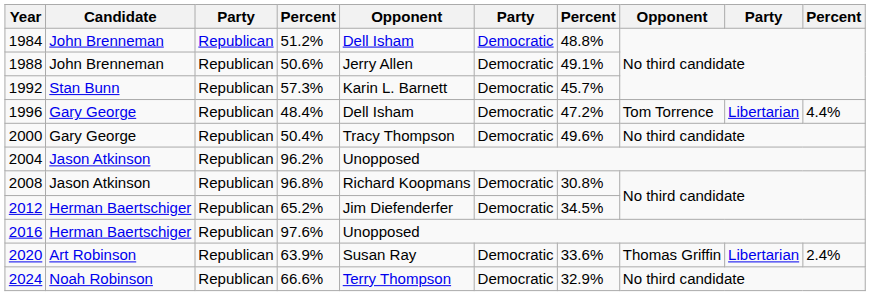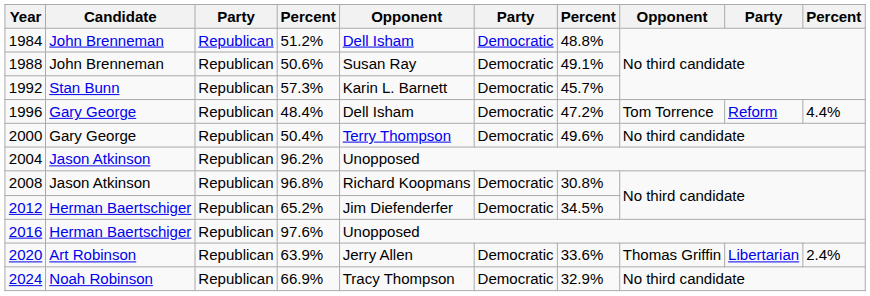(378, 64) Jerry Allen -> (380, 64) Susan Ray
(764, 112) Libertarian -> (753, 112) Reform
(399, 136) Tracy Thompson -> (397, 136) Terry Thompson
(380, 255) Susan Ray -> (378, 255) Jerry Allen
(302, 278) 66.6% -> (302, 278) 66.9%
(397, 278) Terry Thompson -> (399, 278) Tracy Thompson
